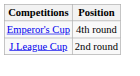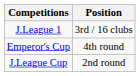+ row: (38, 29)
